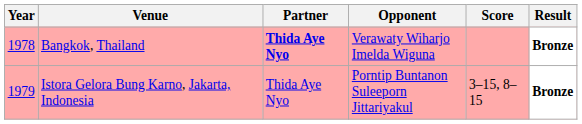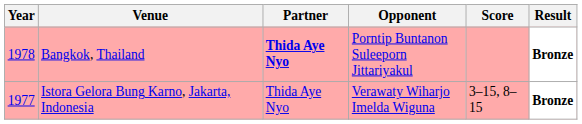(401, 46) Verawaty Wiharjo Imelda Wiguna -> (400, 54) Porntip Buntanon Suleeporn Jittariyakul
(21, 92) 1979 -> (21, 100) 1977
(400, 92) Porntip Buntanon Suleeporn Jittariyakul -> (401, 100) Verawaty Wiharjo Imelda Wiguna
